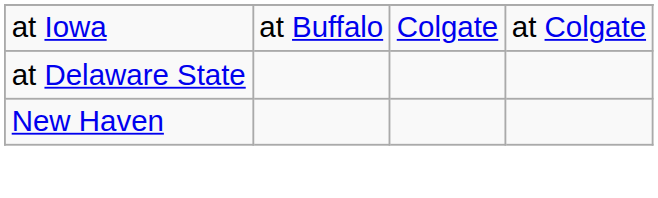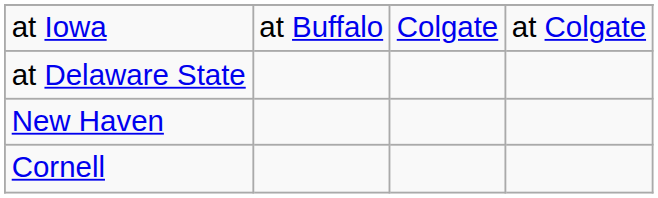+ row: (58, 167)
